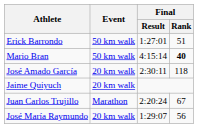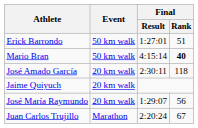rows swapped: (47, 116) <-> (42, 101)
